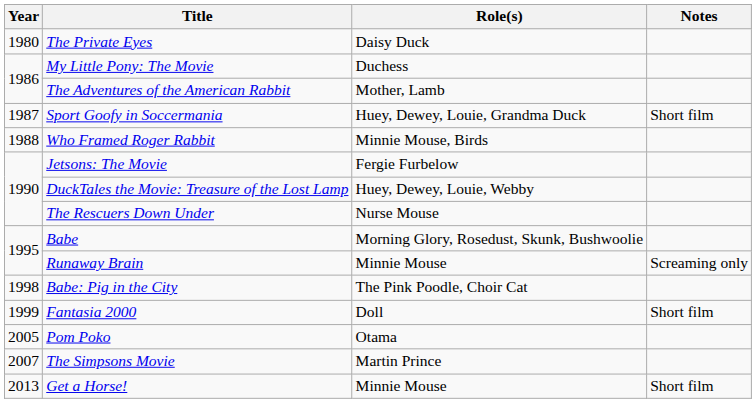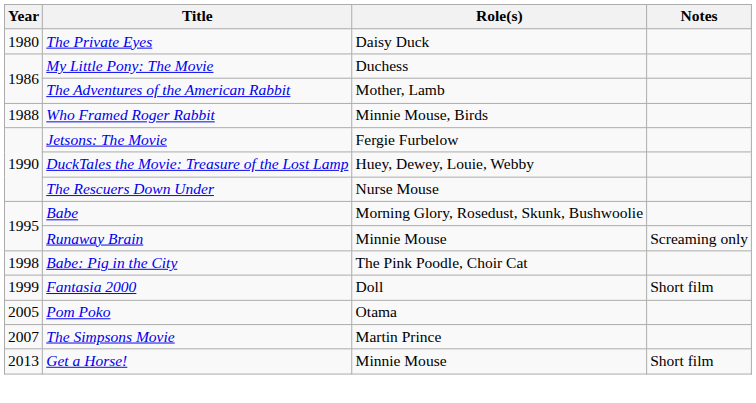- row: (134, 115)
